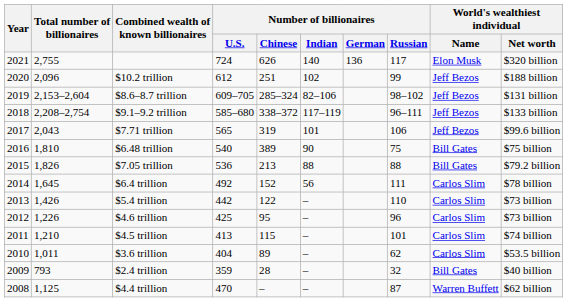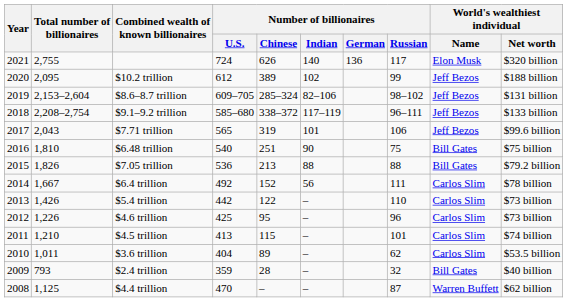(46, 78) 2,096 -> (46, 78) 2,095
(267, 78) 251 -> (267, 78) 389
(267, 148) 389 -> (267, 148) 251
(46, 183) 1,645 -> (46, 183) 1,667
